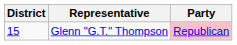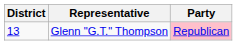(13, 31) 15 -> (13, 31) 13
